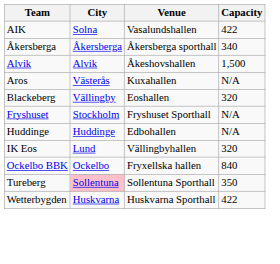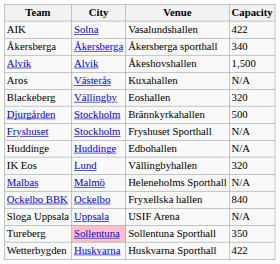+ row: (31, 115)
+ row: (23, 183)
+ row: (38, 217)
